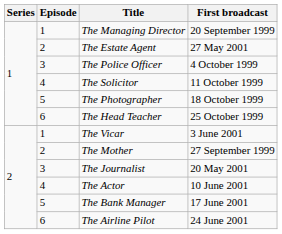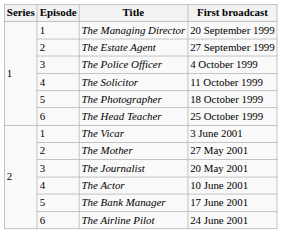(219, 47) 27 May 2001 -> (232, 47) 27 September 1999
(232, 151) 27 September 1999 -> (219, 151) 27 May 2001
